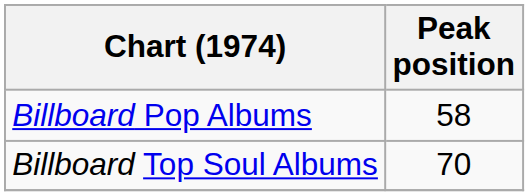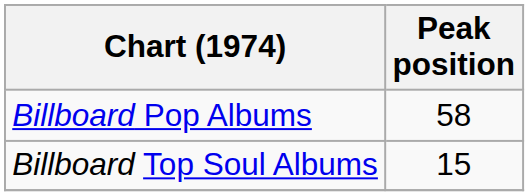(454, 164) 70 -> (454, 164) 15
